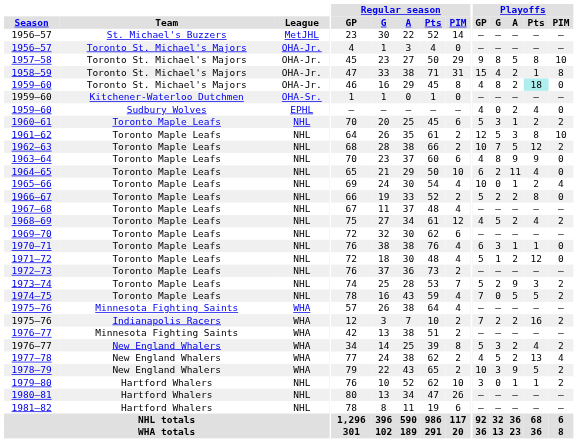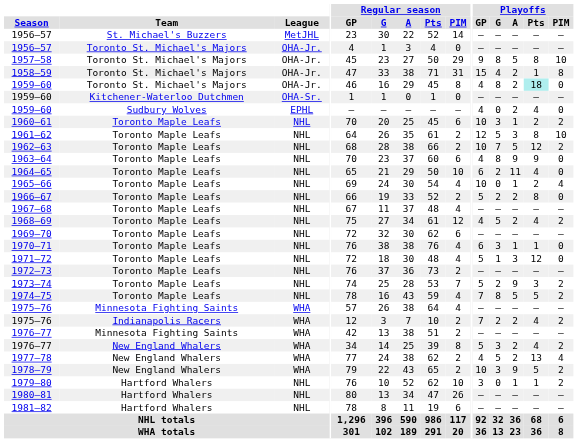(481, 122) 5 -> (481, 122) 10
(515, 258) 2 -> (515, 258) 3
(498, 296) 0 -> (498, 296) 8
(536, 320) 16 -> (536, 320) 4
